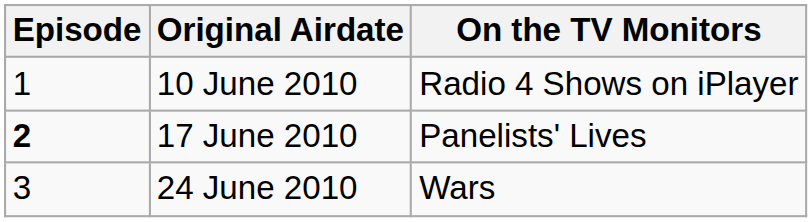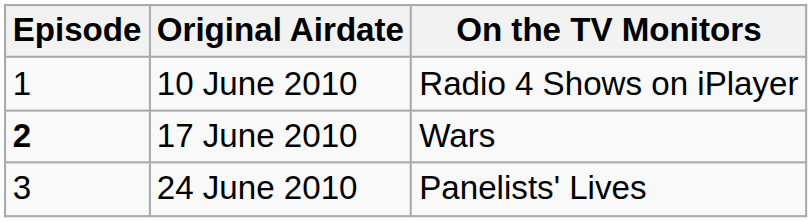(533, 135) Panelists' Lives -> (457, 135) Wars
(457, 188) Wars -> (533, 188) Panelists' Lives
